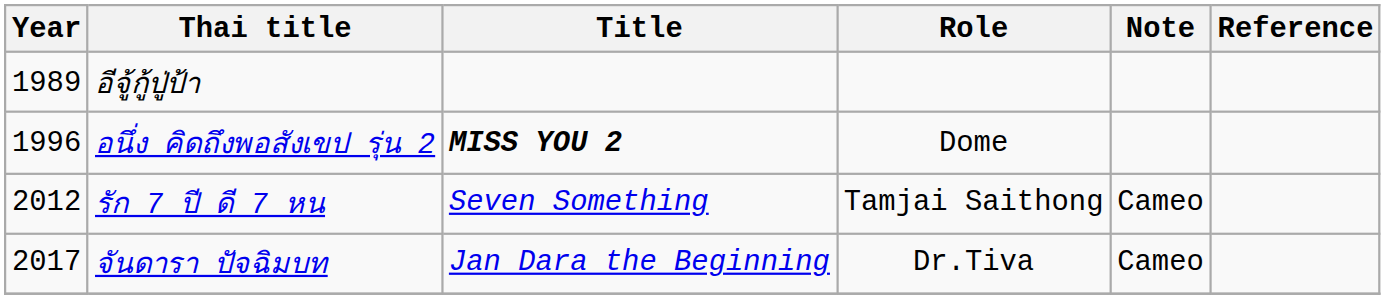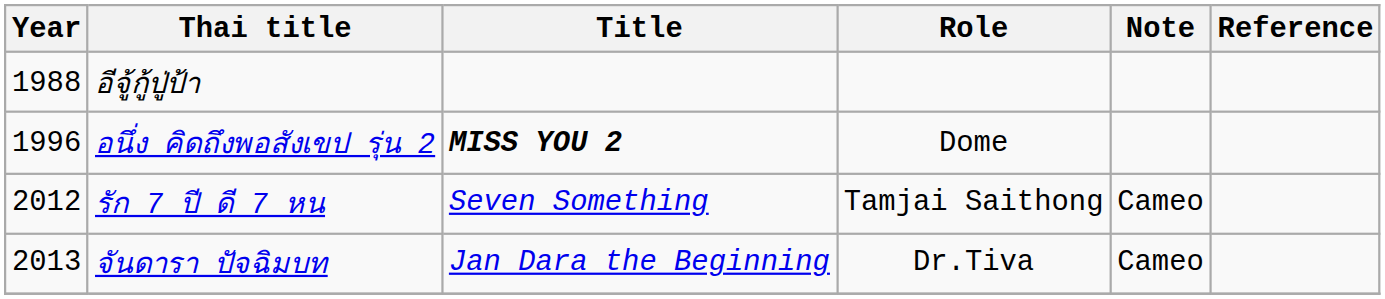(47, 82) 1989 -> (47, 82) 1988
(47, 263) 2017 -> (47, 263) 2013
